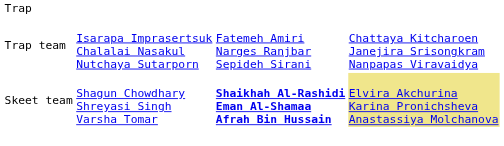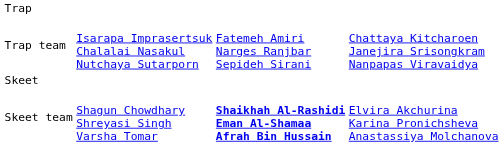+ row: (22, 80)
(424, 106) khaki background -> (424, 123) no background
